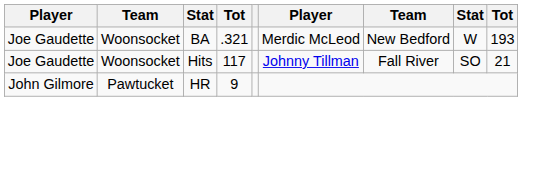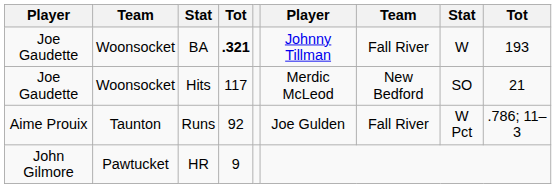(234, 38) normal -> (236, 46) bold
(311, 38) Merdic McLeod -> (308, 46) Johnny Tillman
(408, 38) New Bedford -> (398, 46) Fall River
(311, 61) Johnny Tillman -> (308, 85) Merdic McLeod
(408, 61) Fall River -> (398, 85) New Bedford
+ row: (198, 124)
